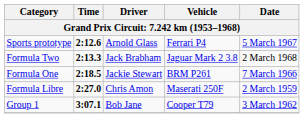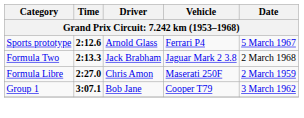- row: (32, 74)
